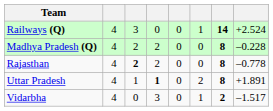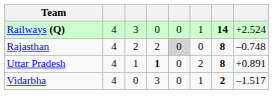- row: (52, 47)
(136, 64) bold -> (136, 47) normal
(179, 64) no background -> (179, 47) lightgrey background
(251, 64) –0.778 -> (251, 47) –0.748
(251, 81) +1.891 -> (251, 64) +0.891
